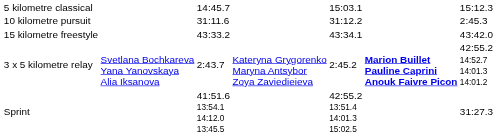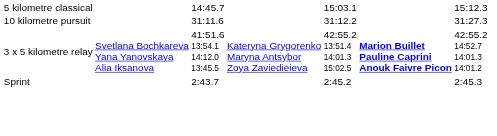(474, 21) 2:45.3 -> (471, 21) 31:27.3
- row: (51, 34)
(211, 65) 2:43.7 -> (208, 51) 41:51.6 13:54.1 14:12.0 13:45.5
(343, 65) 2:45.2 -> (340, 51) 42:55.2 13:51.4 14:01.3 15:02.5
(213, 112) 41:51.6 13:54.1 14:12.0 13:45.5 -> (205, 82) 2:43.7
(346, 112) 42:55.2 13:51.4 14:01.3 15:02.5 -> (337, 82) 2:45.2
(476, 112) 31:27.3 -> (468, 82) 2:45.3
